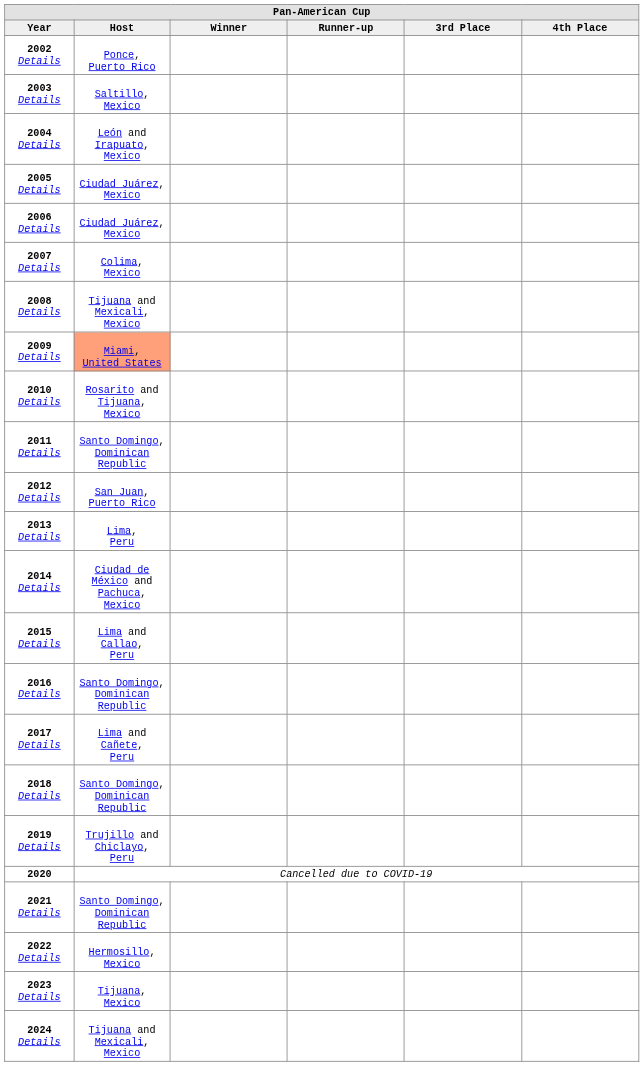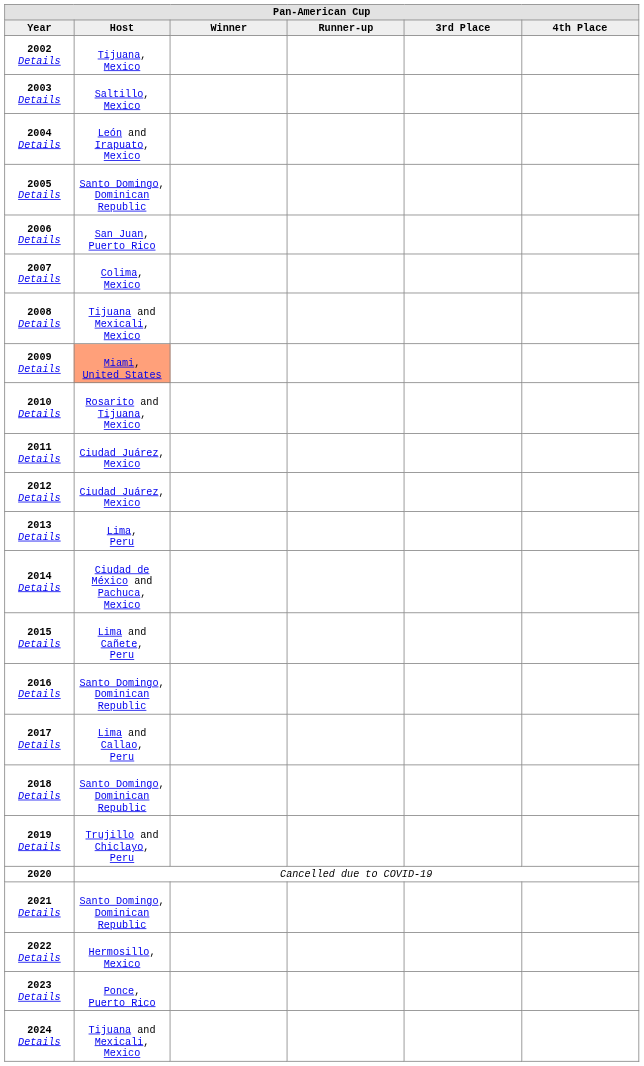(122, 61) Ponce, Puerto Rico -> (122, 61) Tijuana, Mexico
(122, 190) Ciudad Juárez, Mexico -> (122, 195) Santo Domingo, Dominican Republic
(122, 229) Ciudad Juárez, Mexico -> (122, 240) San Juan, Puerto Rico
(122, 453) Santo Domingo, Dominican Republic -> (122, 459) Ciudad Juárez, Mexico
(122, 498) San Juan, Puerto Rico -> (122, 498) Ciudad Juárez, Mexico
(122, 644) Lima and Callao, Peru -> (122, 644) Lima and Cañete, Peru
(122, 745) Lima and Cañete, Peru -> (122, 745) Lima and Callao, Peru
(122, 997) Tijuana, Mexico -> (122, 997) Ponce, Puerto Rico
